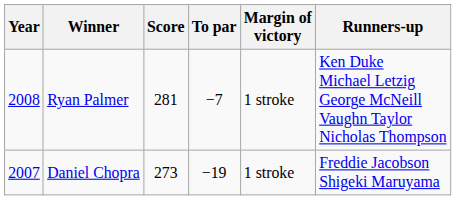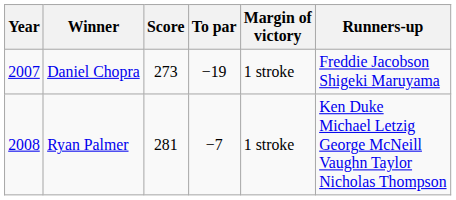rows swapped: (88, 99) <-> (93, 172)
